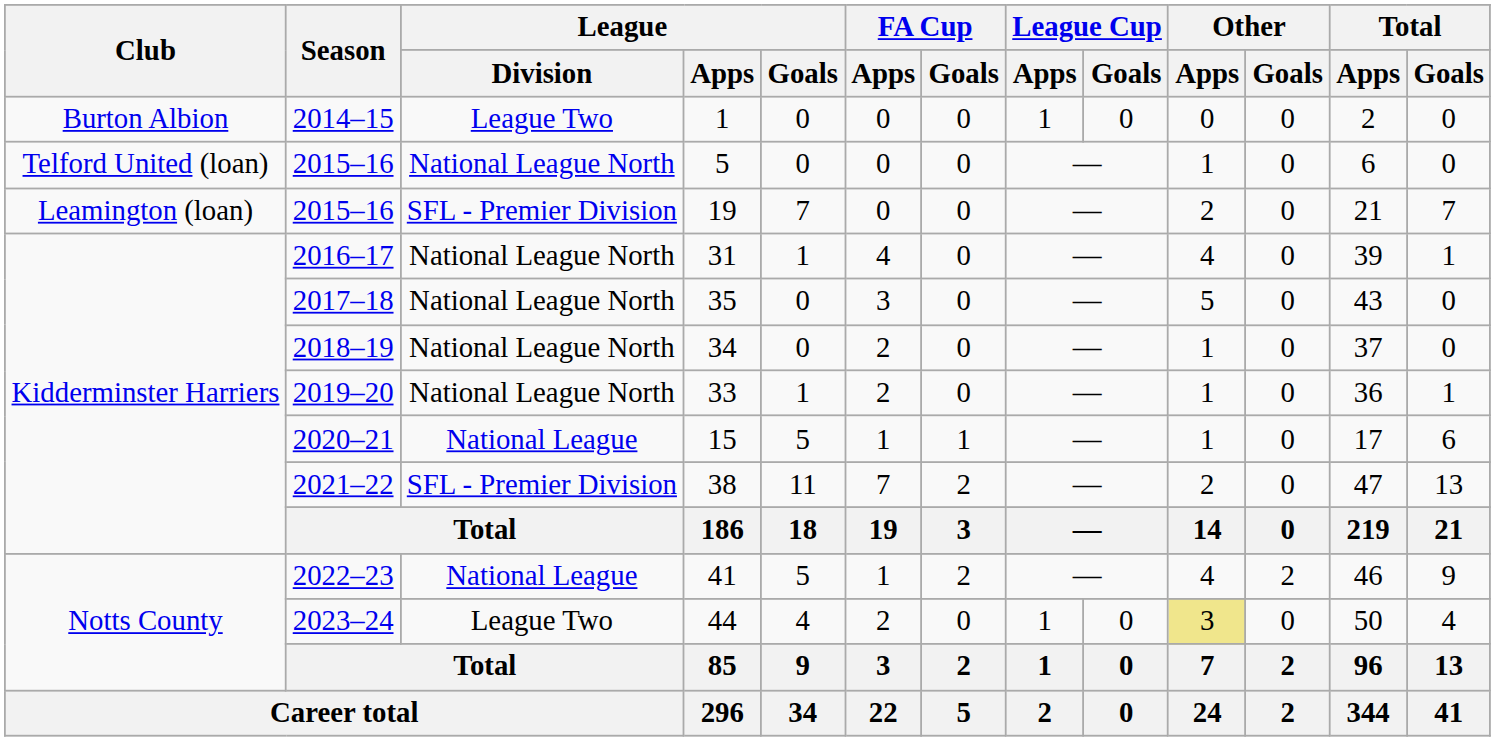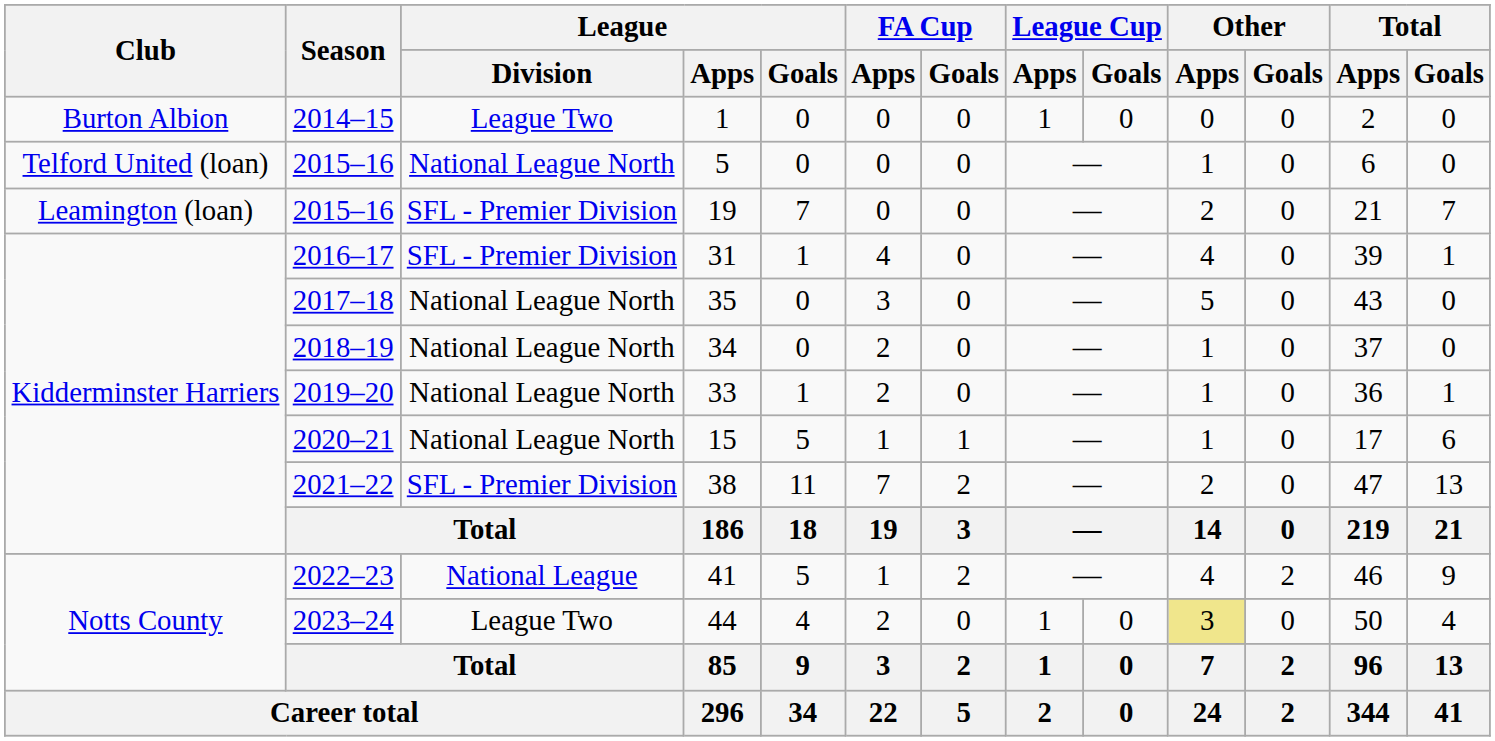(542, 255) National League North -> (542, 255) SFL - Premier Division
(542, 438) National League -> (542, 438) National League North
